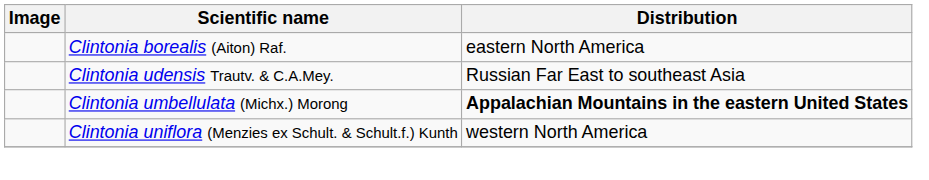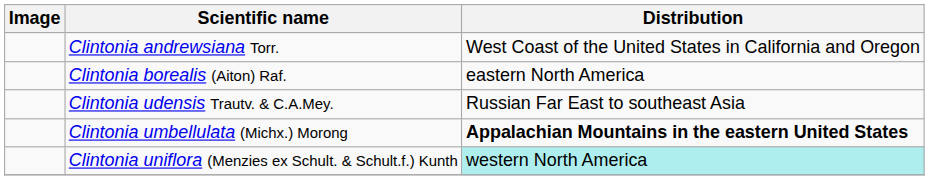+ row: (174, 47)
(557, 132) no background -> (557, 160) paleturquoise background
